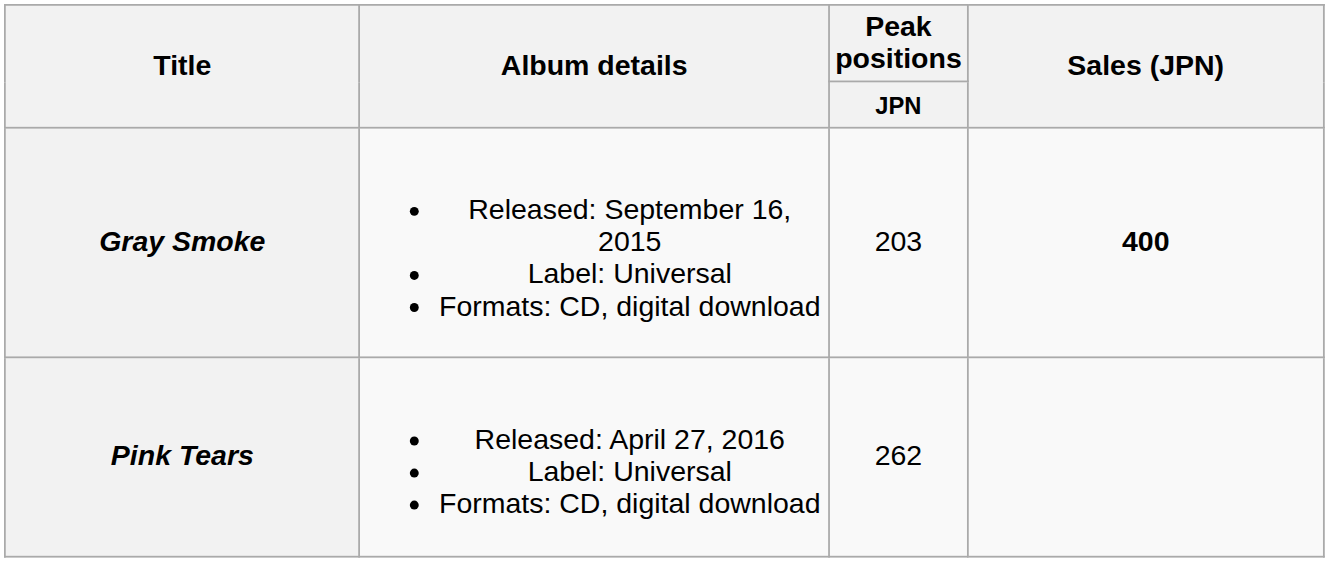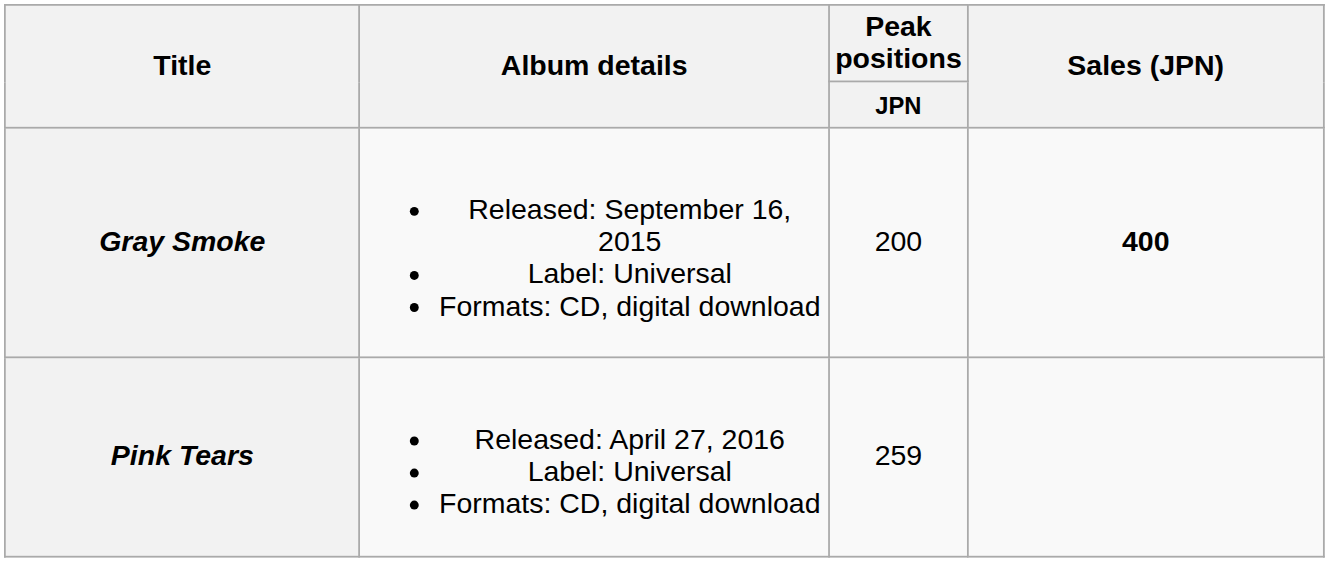(898, 242) 203 -> (898, 242) 200
(898, 456) 262 -> (898, 456) 259
